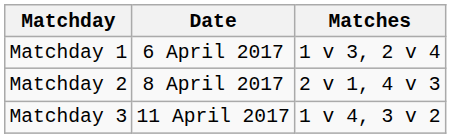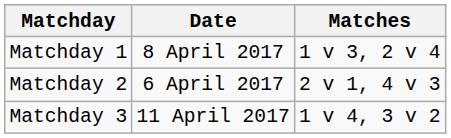(213, 53) 6 April 2017 -> (213, 53) 8 April 2017
(213, 85) 8 April 2017 -> (213, 85) 6 April 2017
